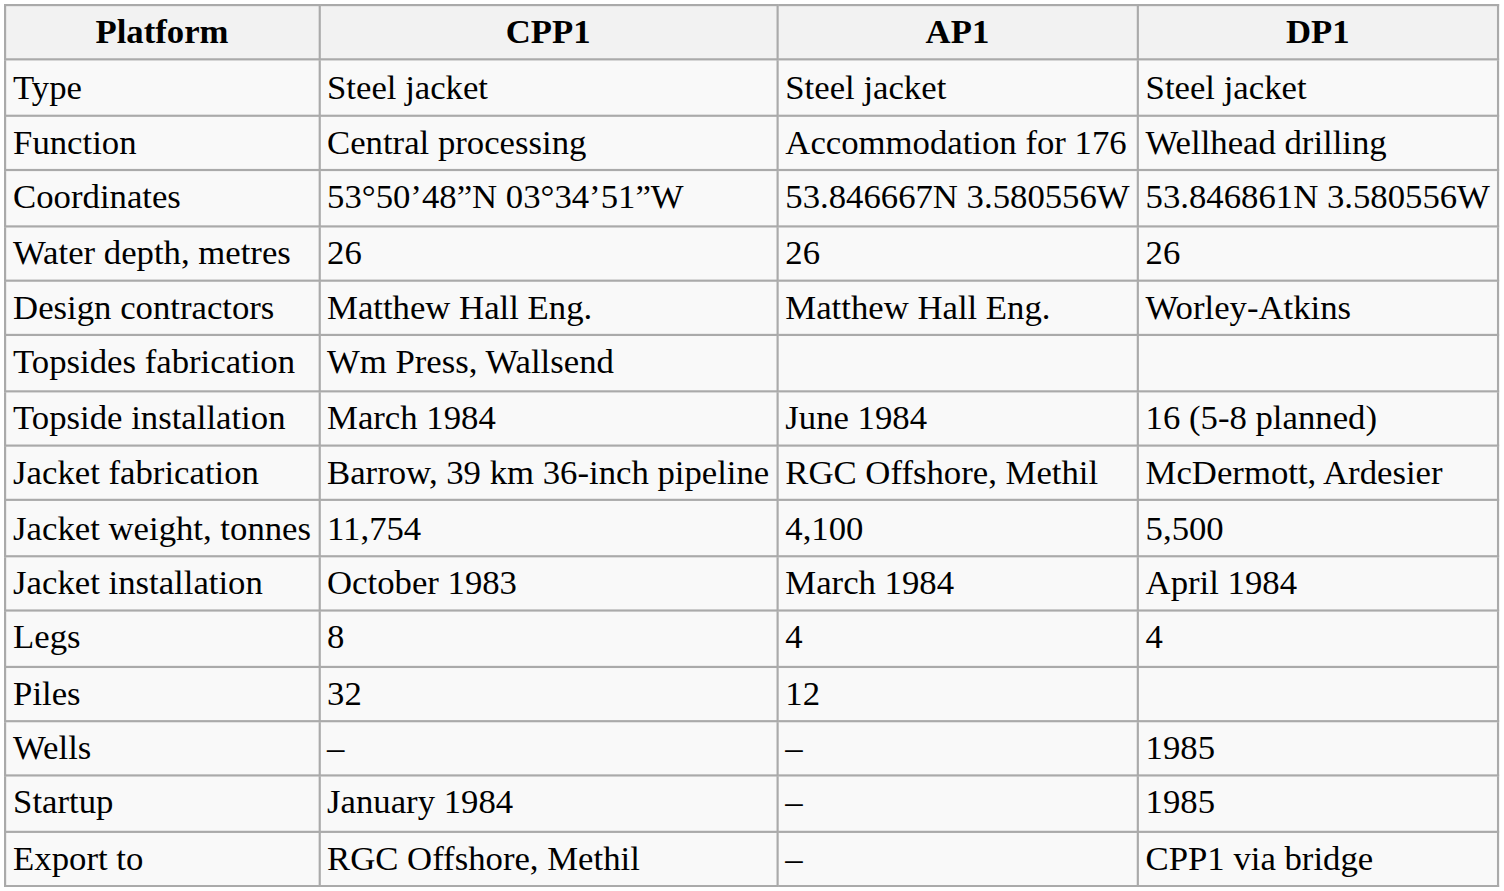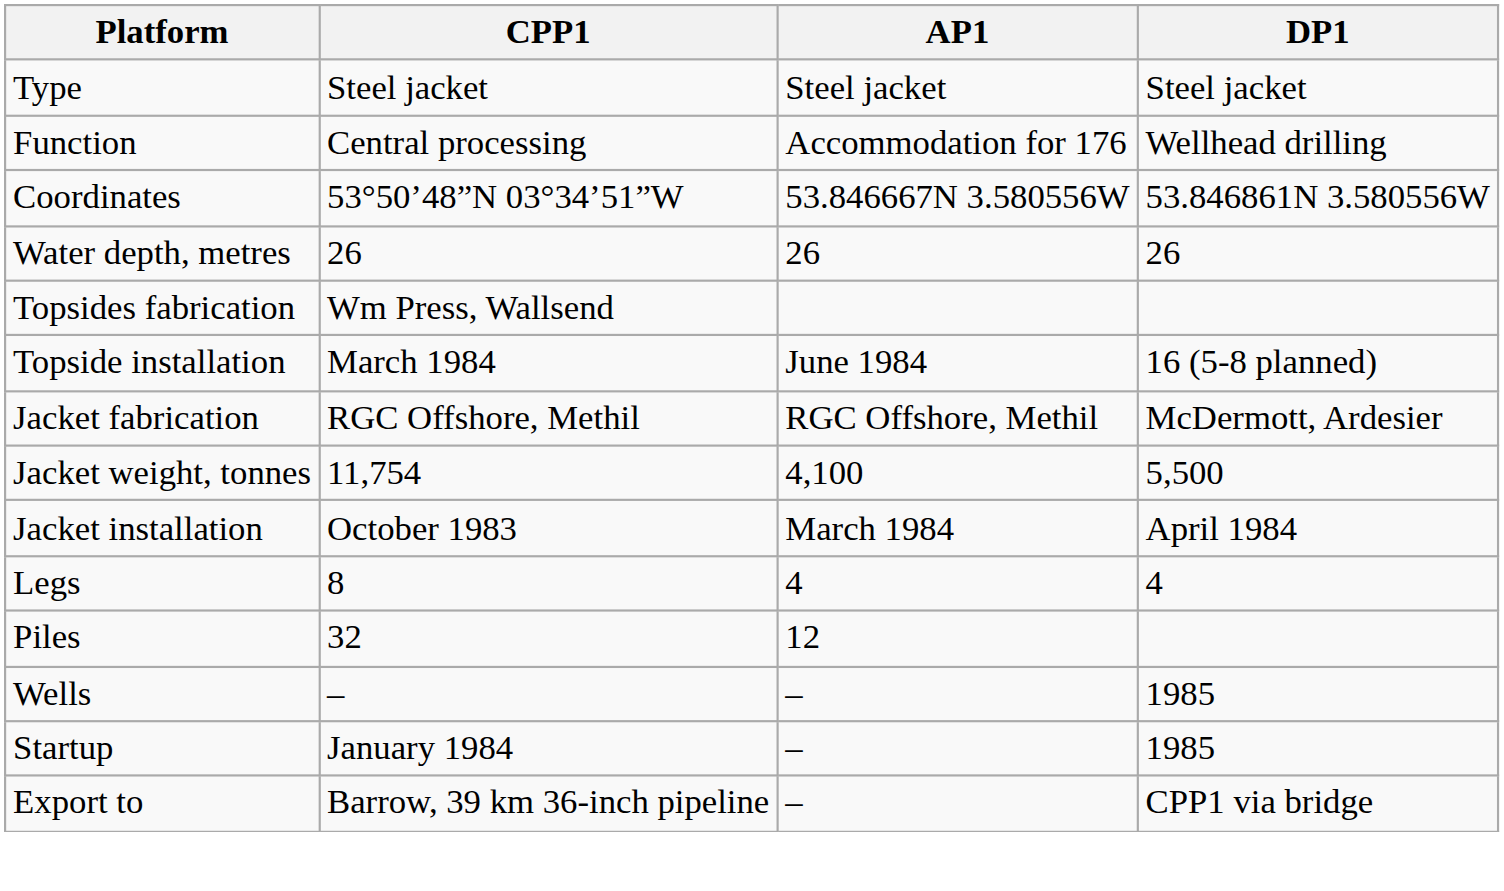- row: (144, 307)
(548, 472) Barrow, 39 km 36-inch pipeline -> (483, 417) RGC Offshore, Methil
(483, 857) RGC Offshore, Methil -> (548, 802) Barrow, 39 km 36-inch pipeline
